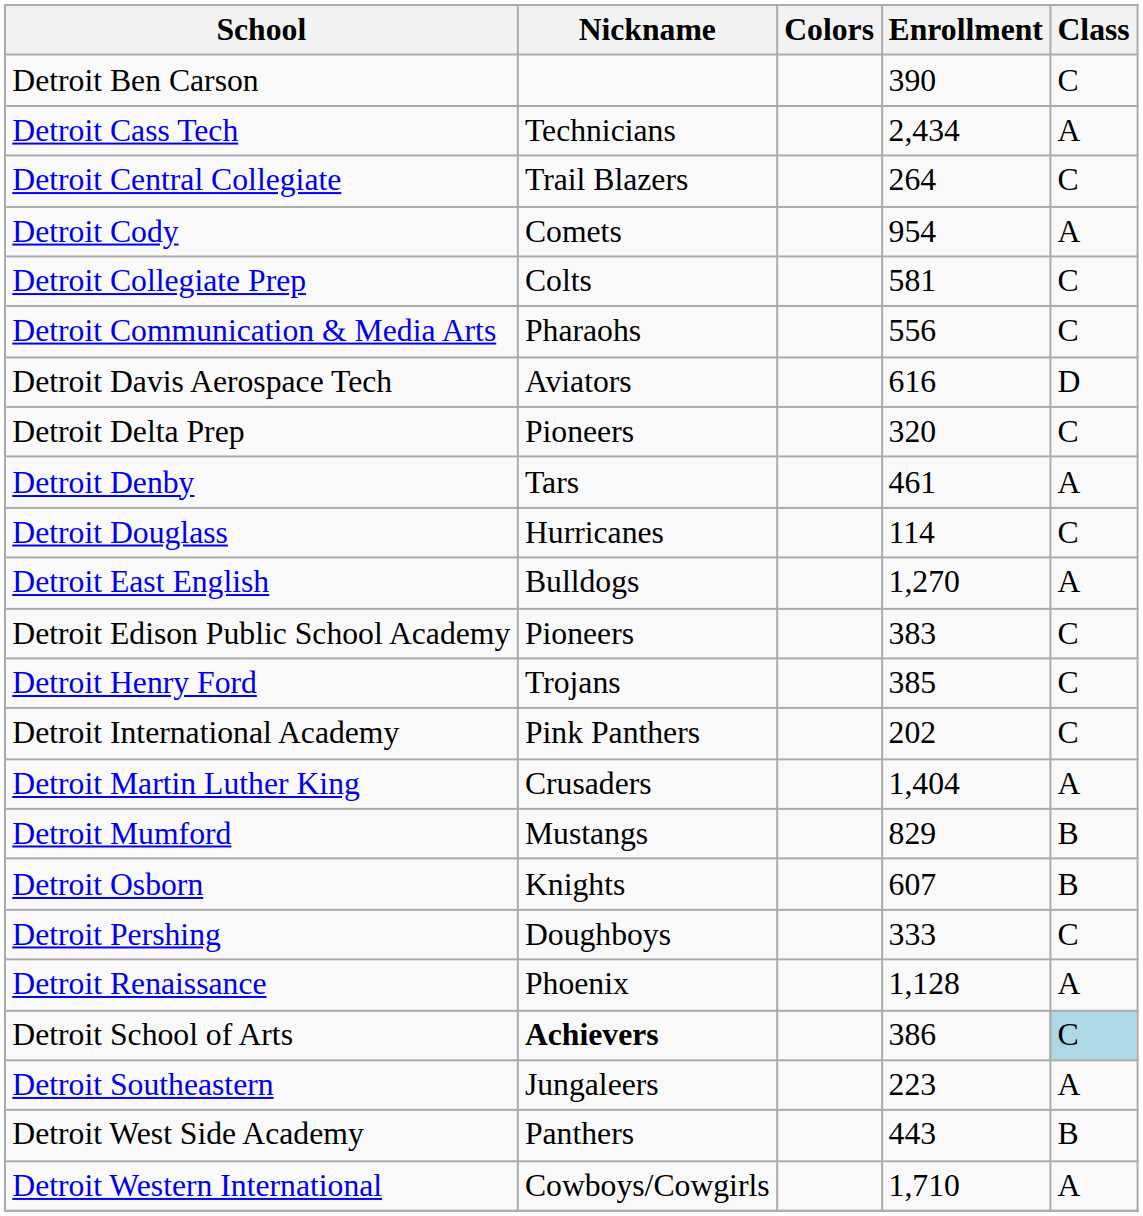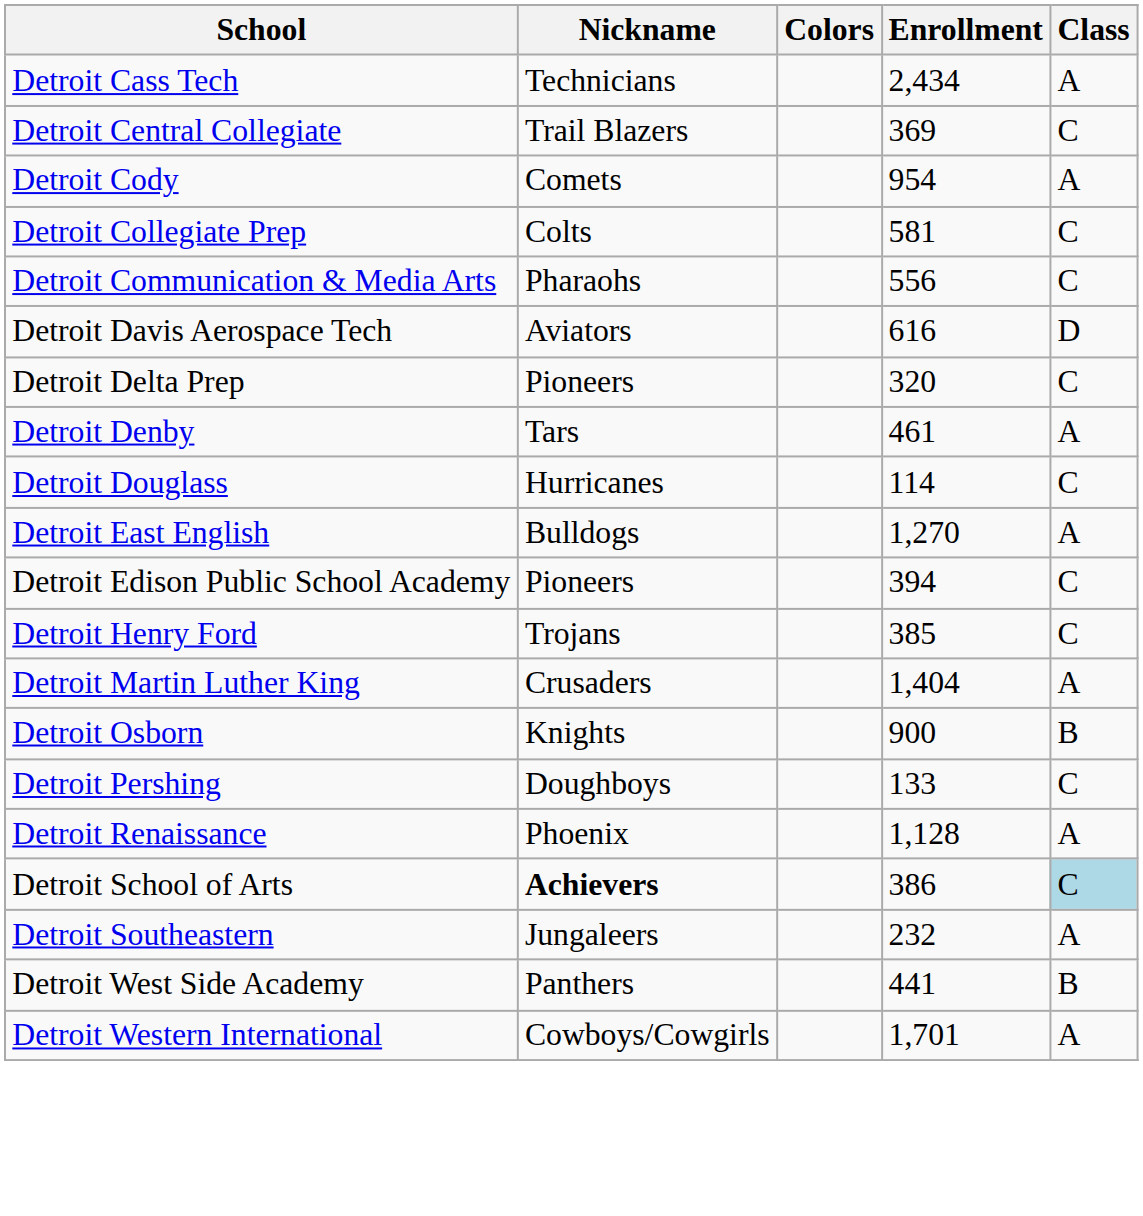- row: (135, 79)
(912, 180) 264 -> (912, 130) 369
(912, 632) 383 -> (912, 582) 394
- row: (206, 733)
- row: (122, 833)
(912, 883) 607 -> (912, 733) 900
(912, 933) 333 -> (912, 783) 133
(912, 1084) 223 -> (912, 933) 232
(912, 1134) 443 -> (912, 984) 441
(924, 1185) 1,710 -> (924, 1034) 1,701
